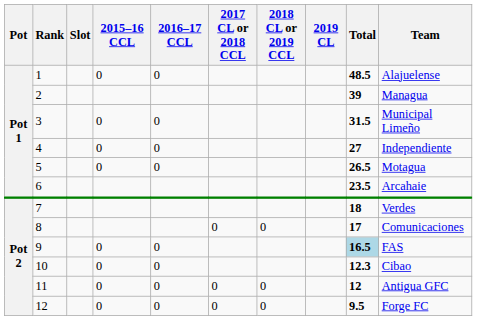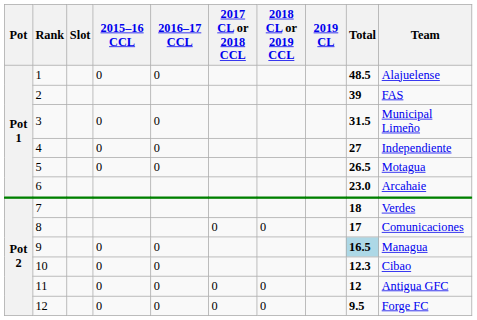(405, 94) Managua -> (393, 94) FAS
(360, 186) 23.5 -> (360, 186) 23.0
(393, 247) FAS -> (405, 247) Managua
